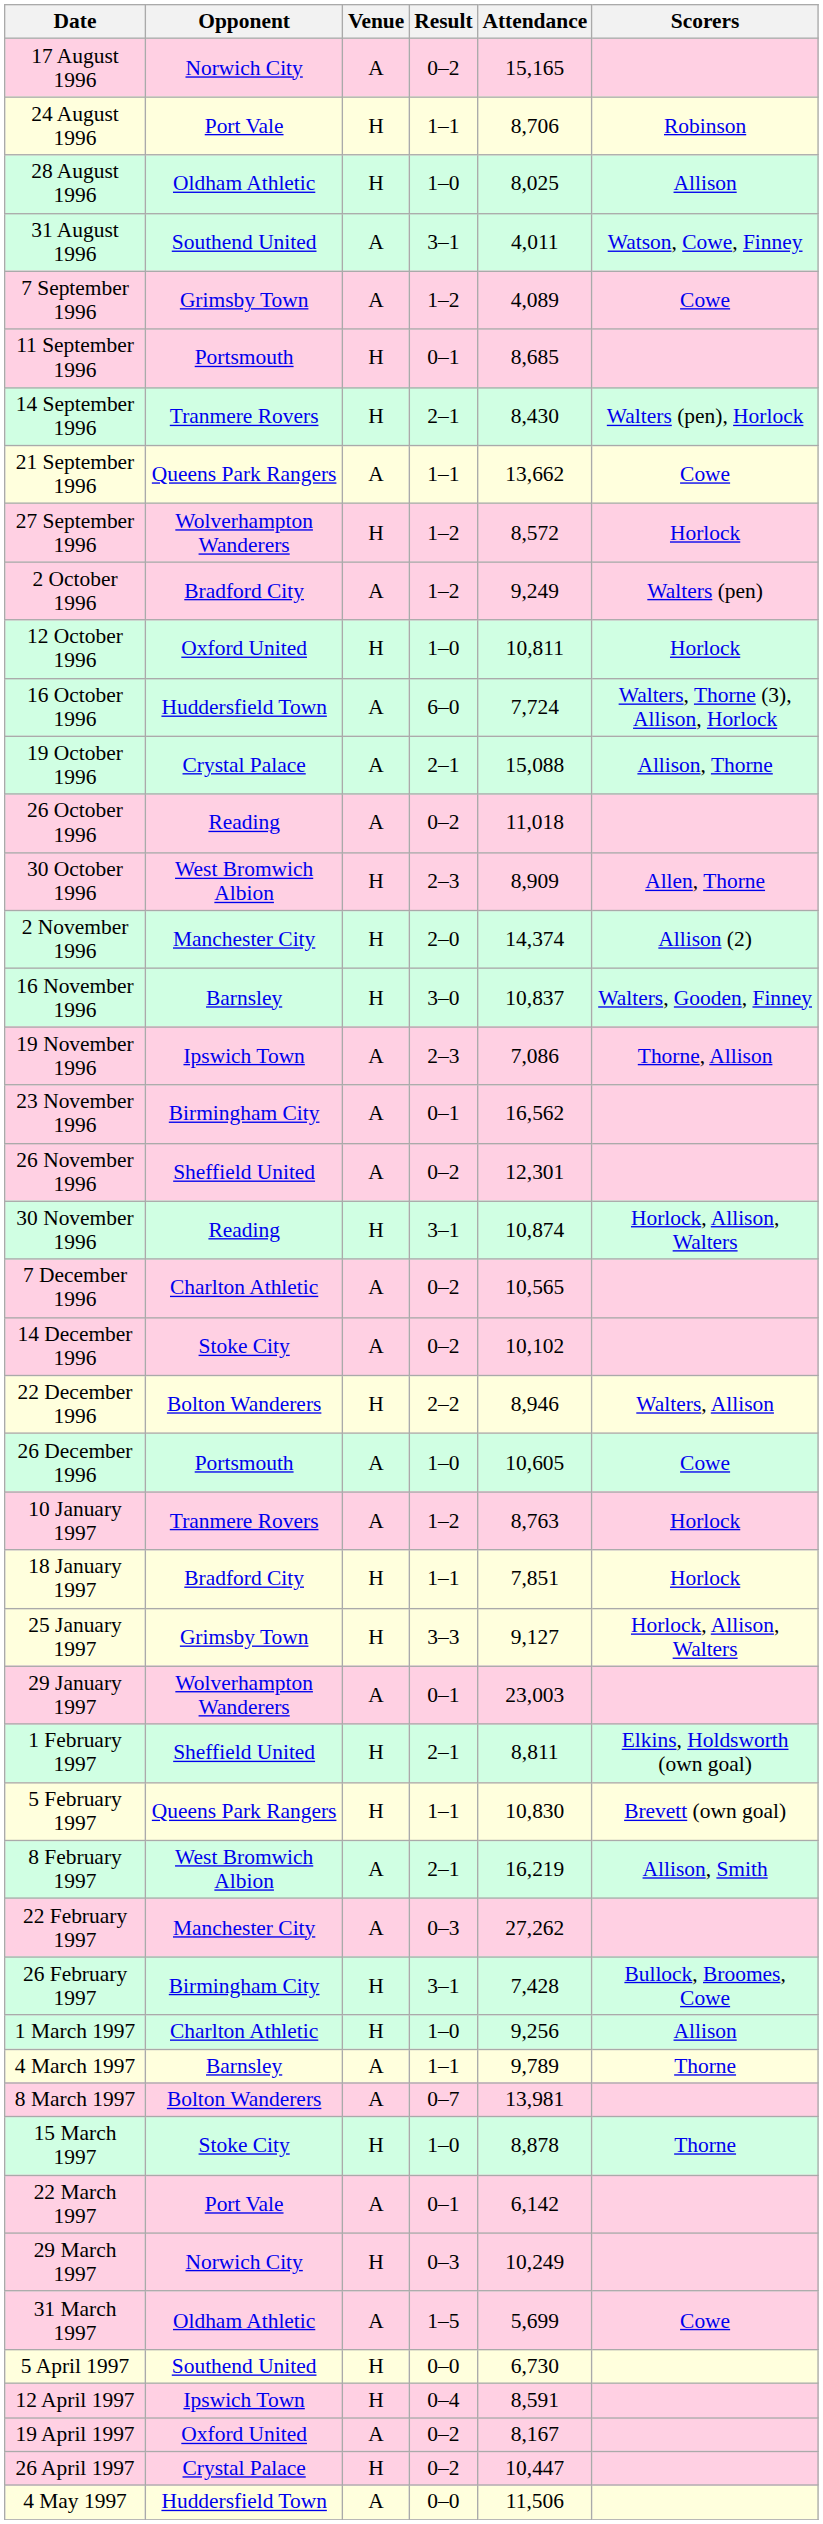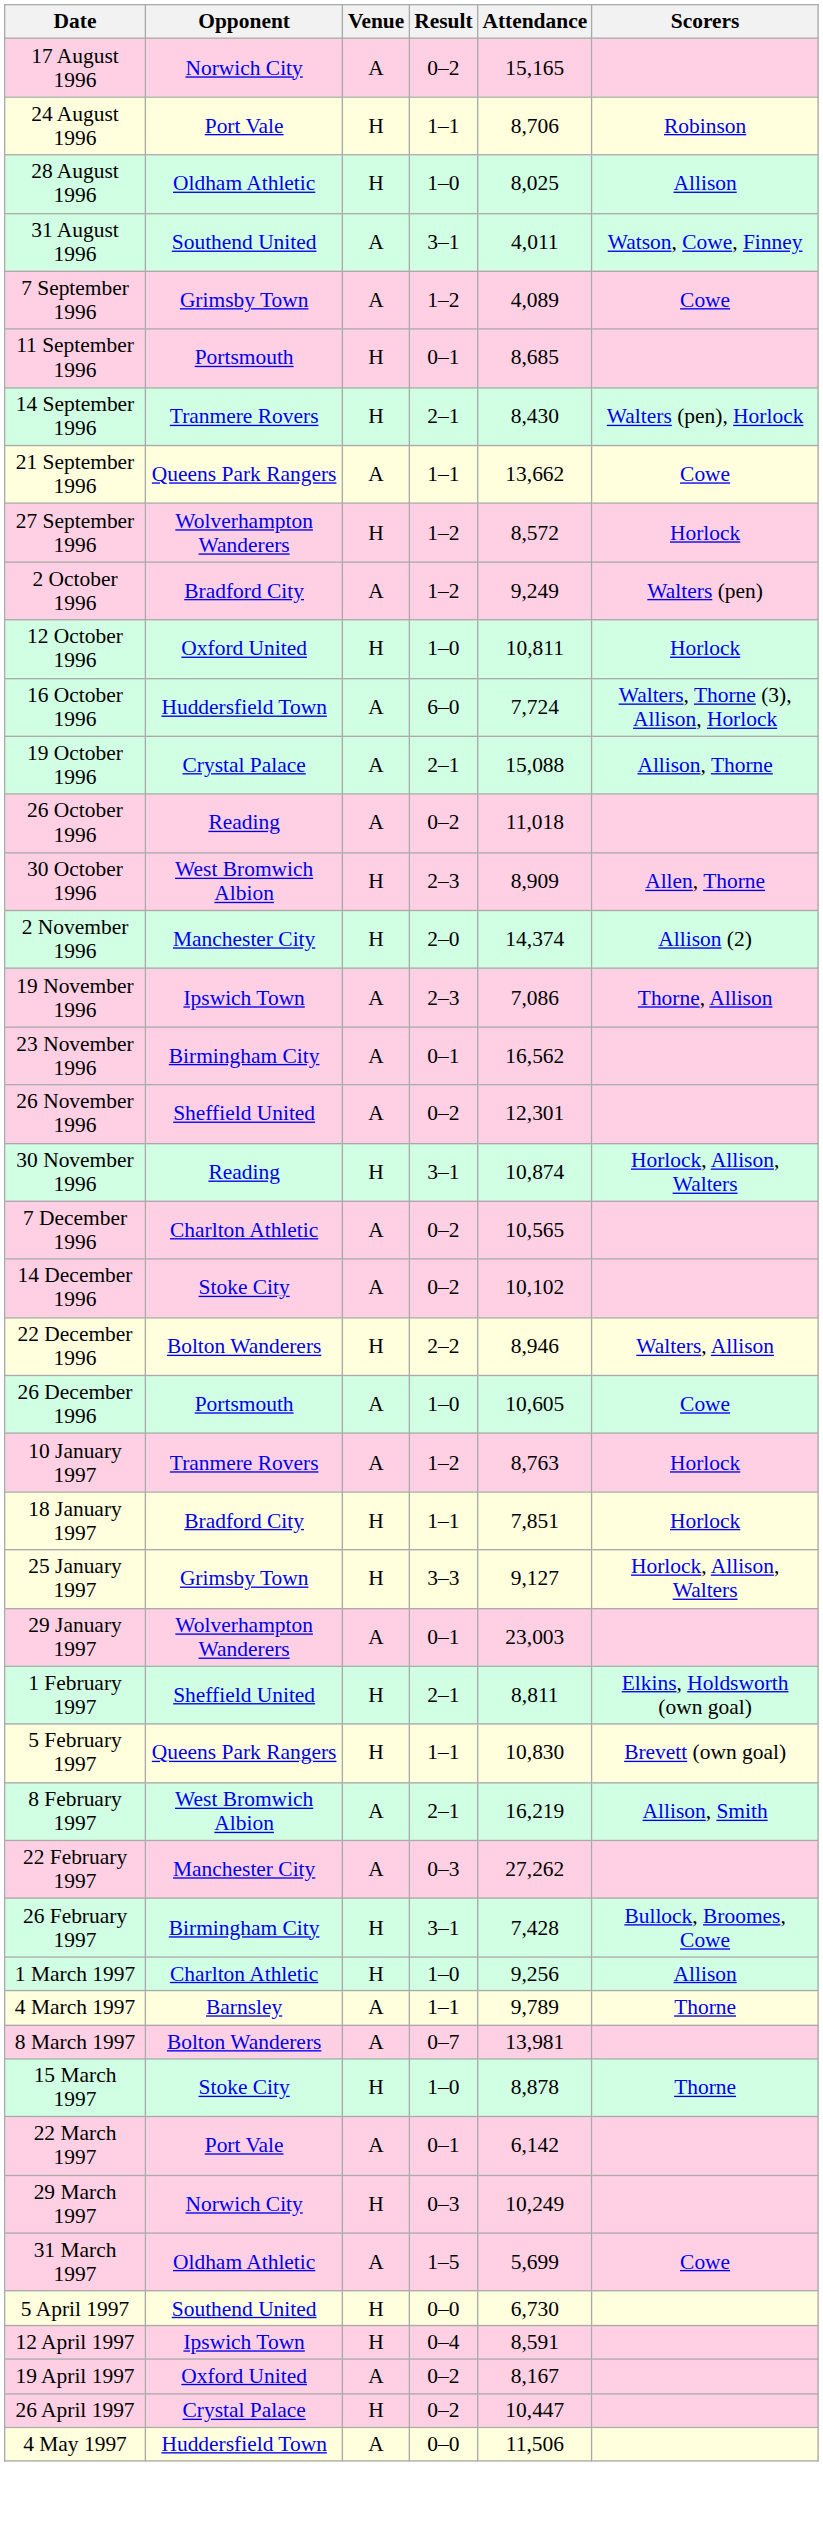- row: (75, 997)
